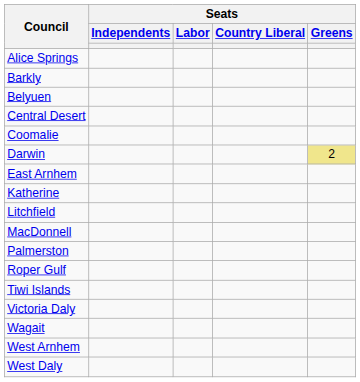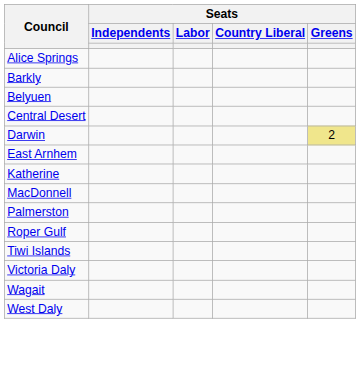- row: (33, 135)
- row: (31, 212)
- row: (44, 347)
